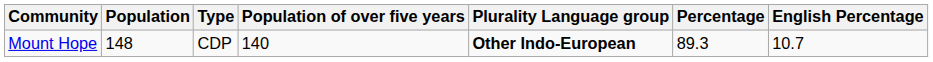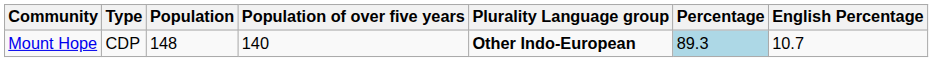columns swapped: (148, 17) <-> (216, 17)
(693, 43) no background -> (693, 43) lightblue background
